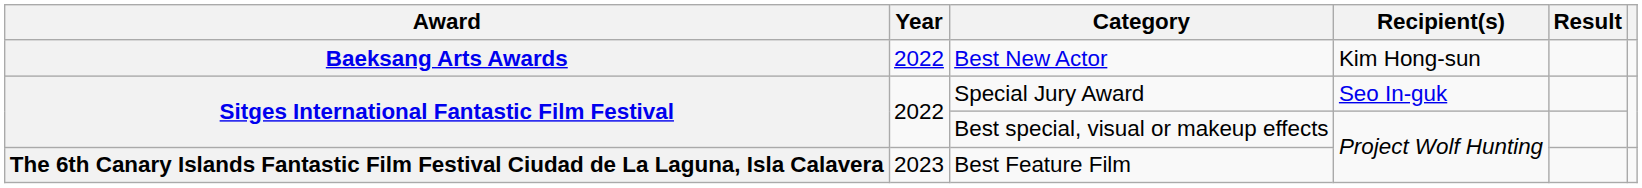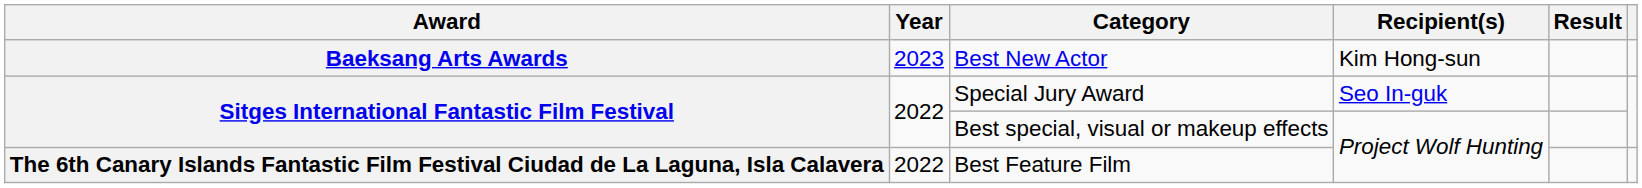(919, 57) 2022 -> (919, 57) 2023
(919, 164) 2023 -> (919, 164) 2022
